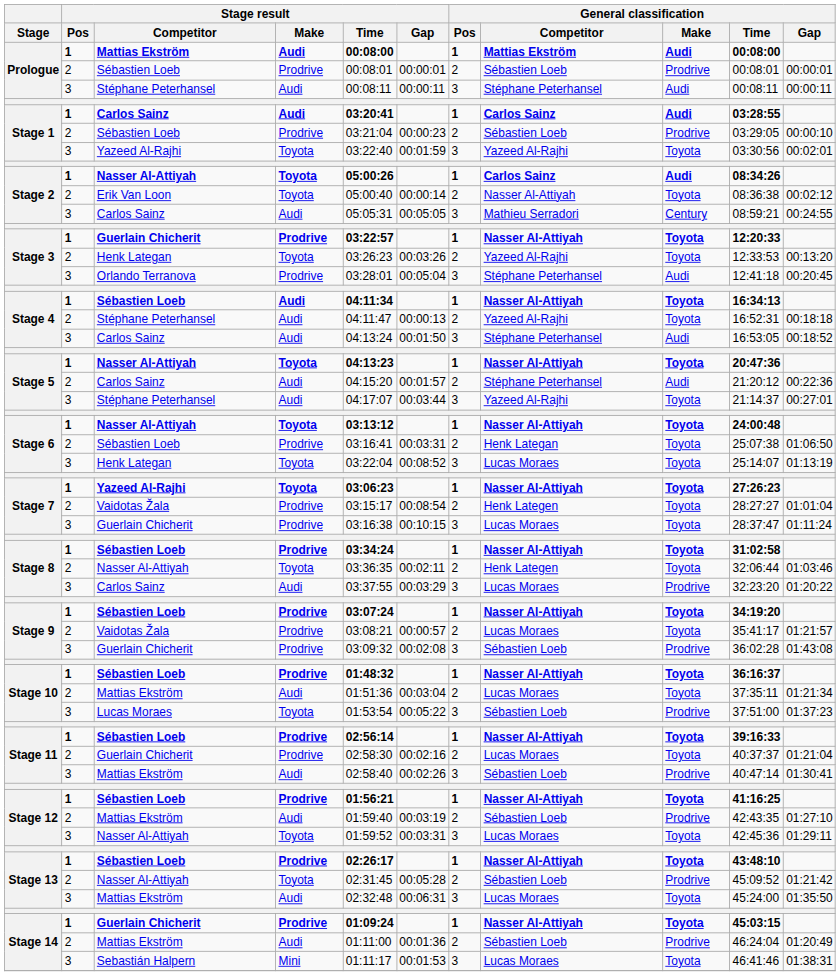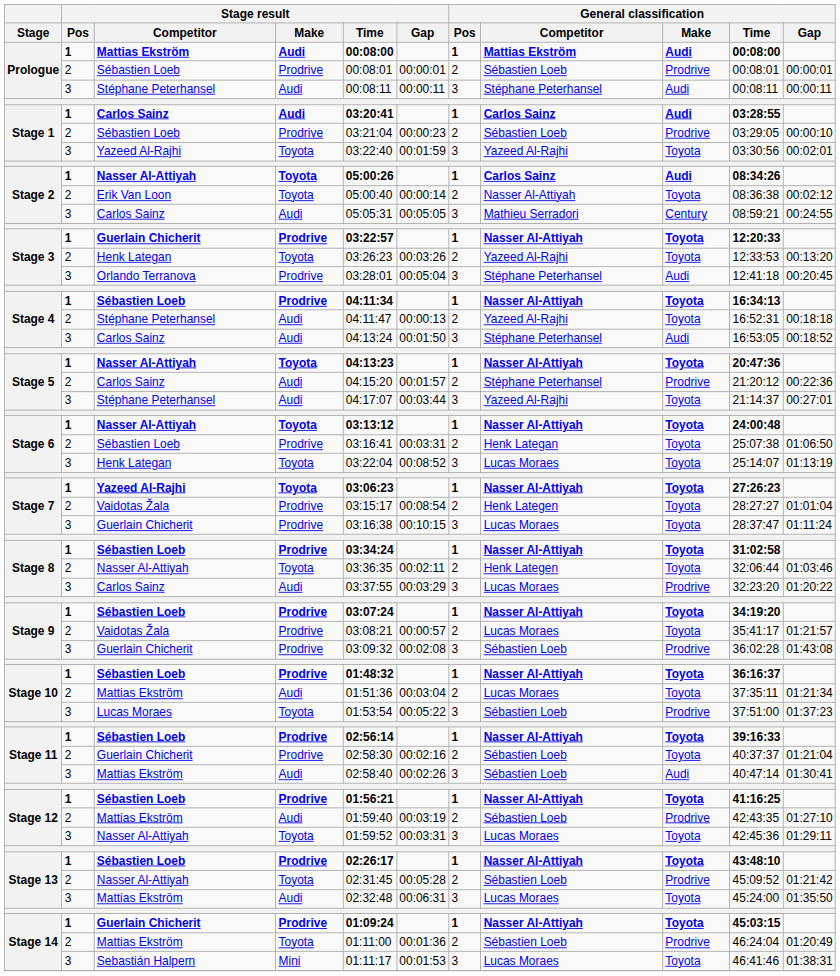(292, 300) Audi -> (303, 300) Prodrive
(677, 381) Audi -> (688, 381) Prodrive
(521, 755) Lucas Moraes -> (525, 755) Sébastien Loeb
(688, 774) Prodrive -> (677, 774) Audi
(290, 942) Audi -> (296, 942) Toyota
